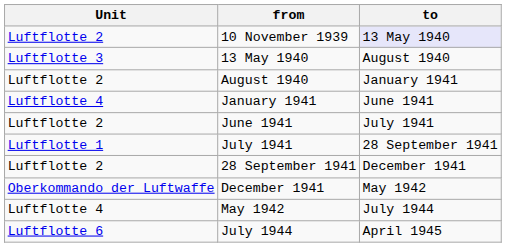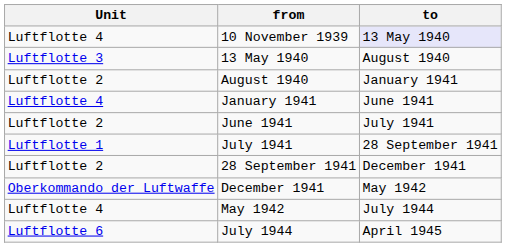(55, 37) Luftflotte 2 -> (55, 37) Luftflotte 4
